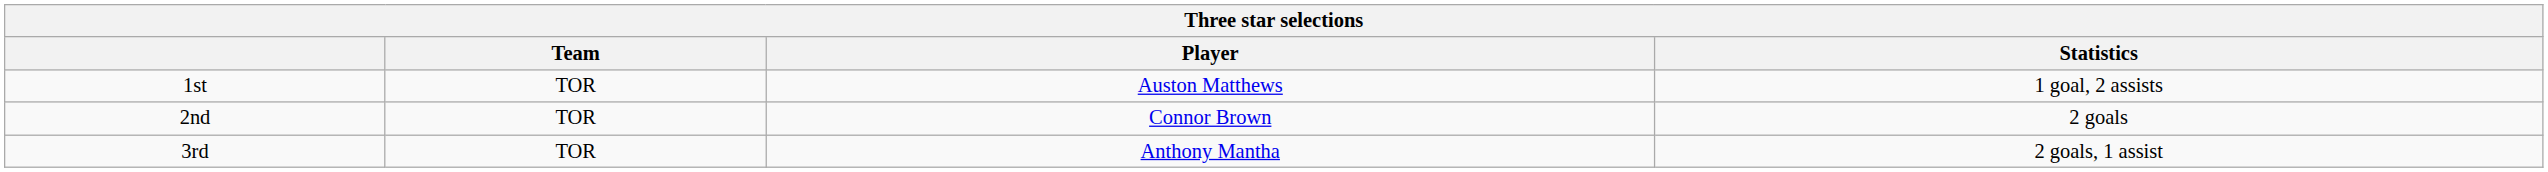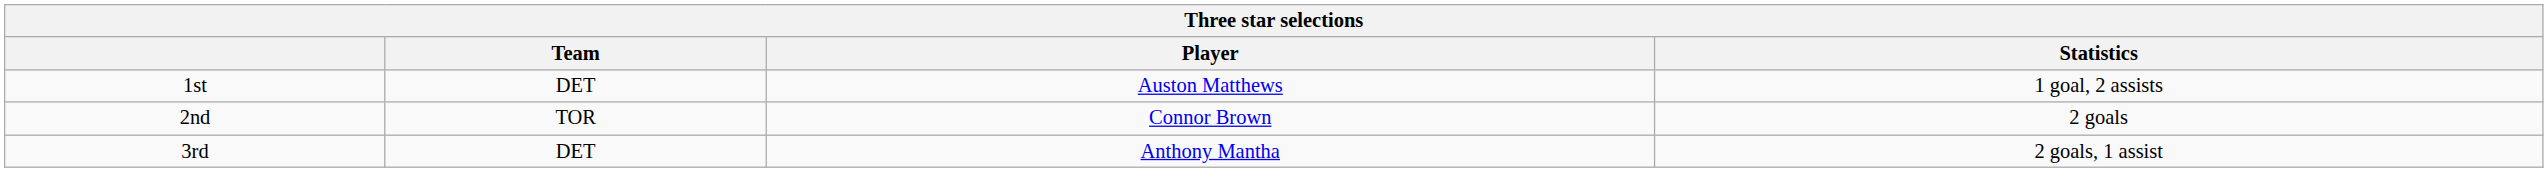(576, 85) TOR -> (576, 85) DET
(576, 150) TOR -> (576, 150) DET
